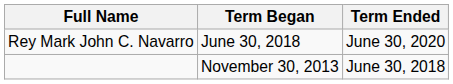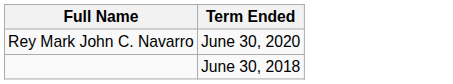- column: (270, 16)
